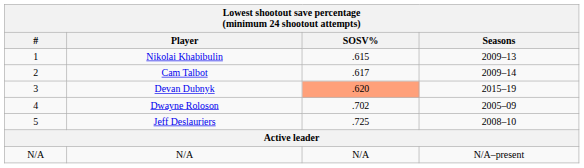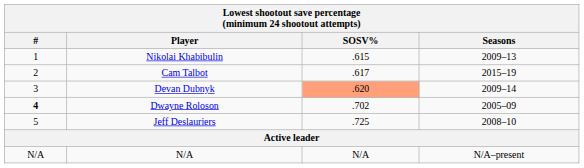(499, 73) 2009–14 -> (499, 73) 2015–19
(499, 89) 2015–19 -> (499, 89) 2009–14
(36, 105) normal -> (36, 105) bold
